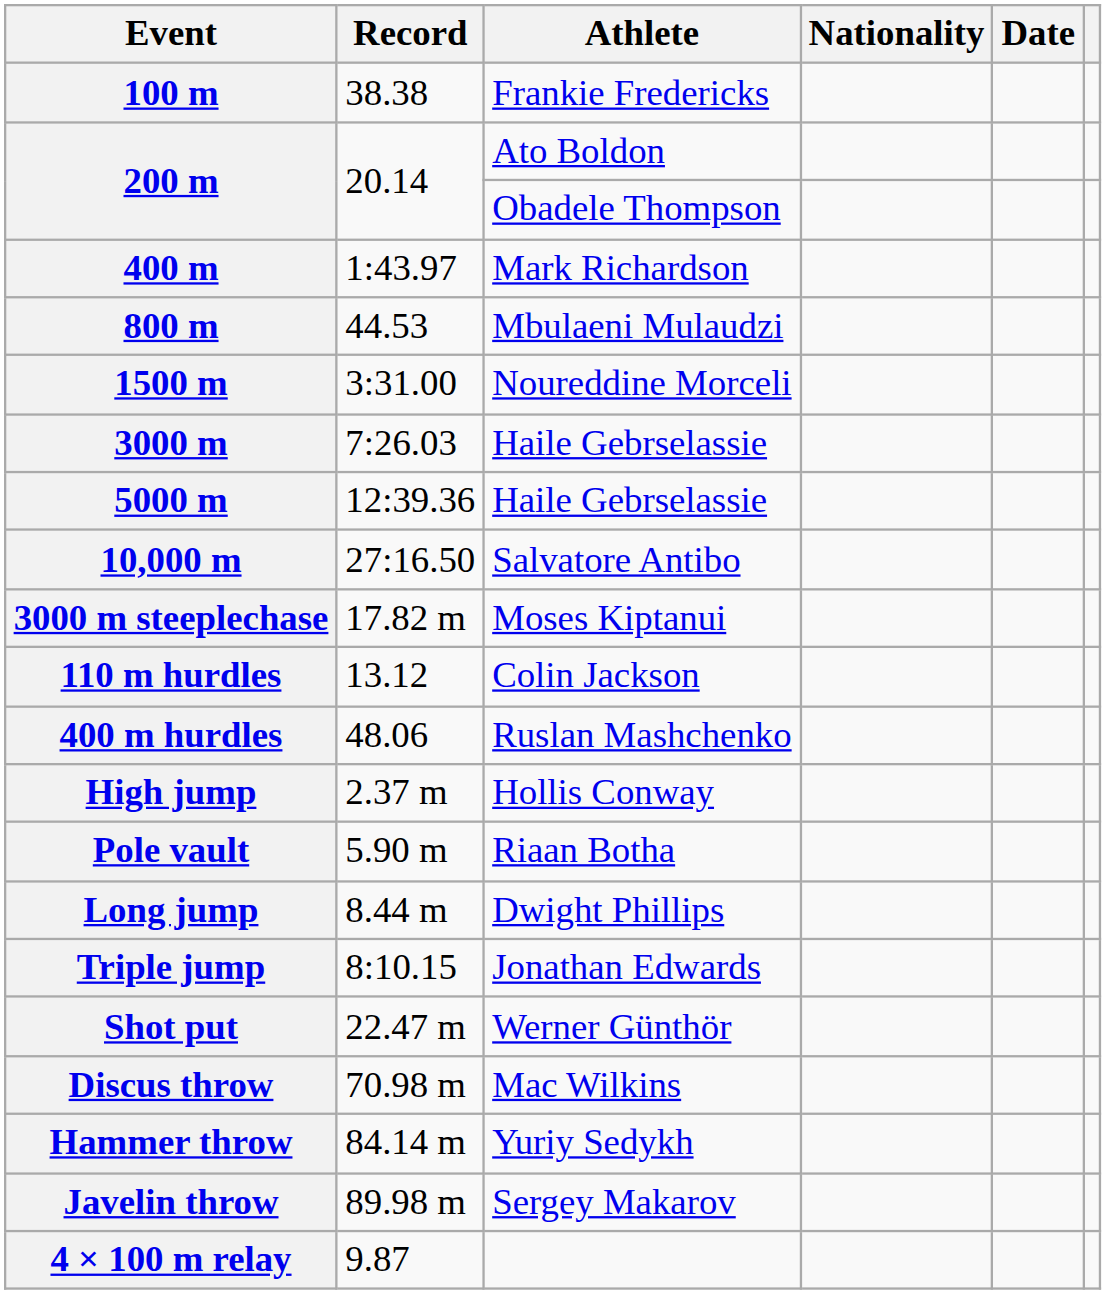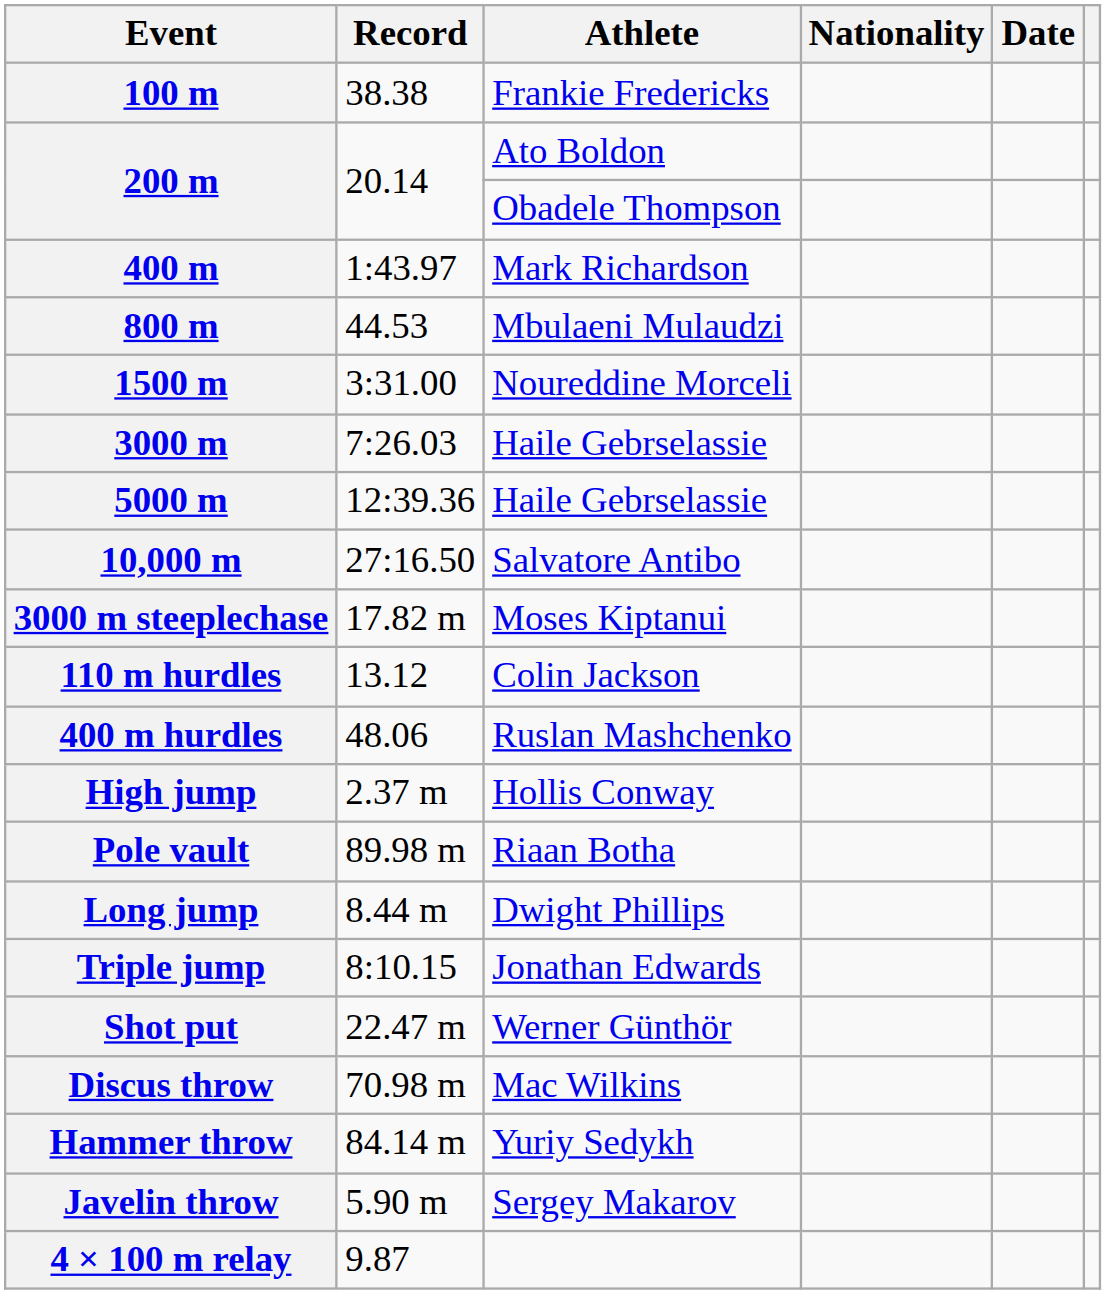(396, 850) 5.90 m -> (406, 850) 89.98 m
(406, 1200) 89.98 m -> (396, 1200) 5.90 m
